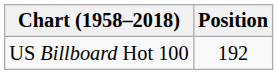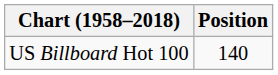(233, 52) 192 -> (233, 52) 140
